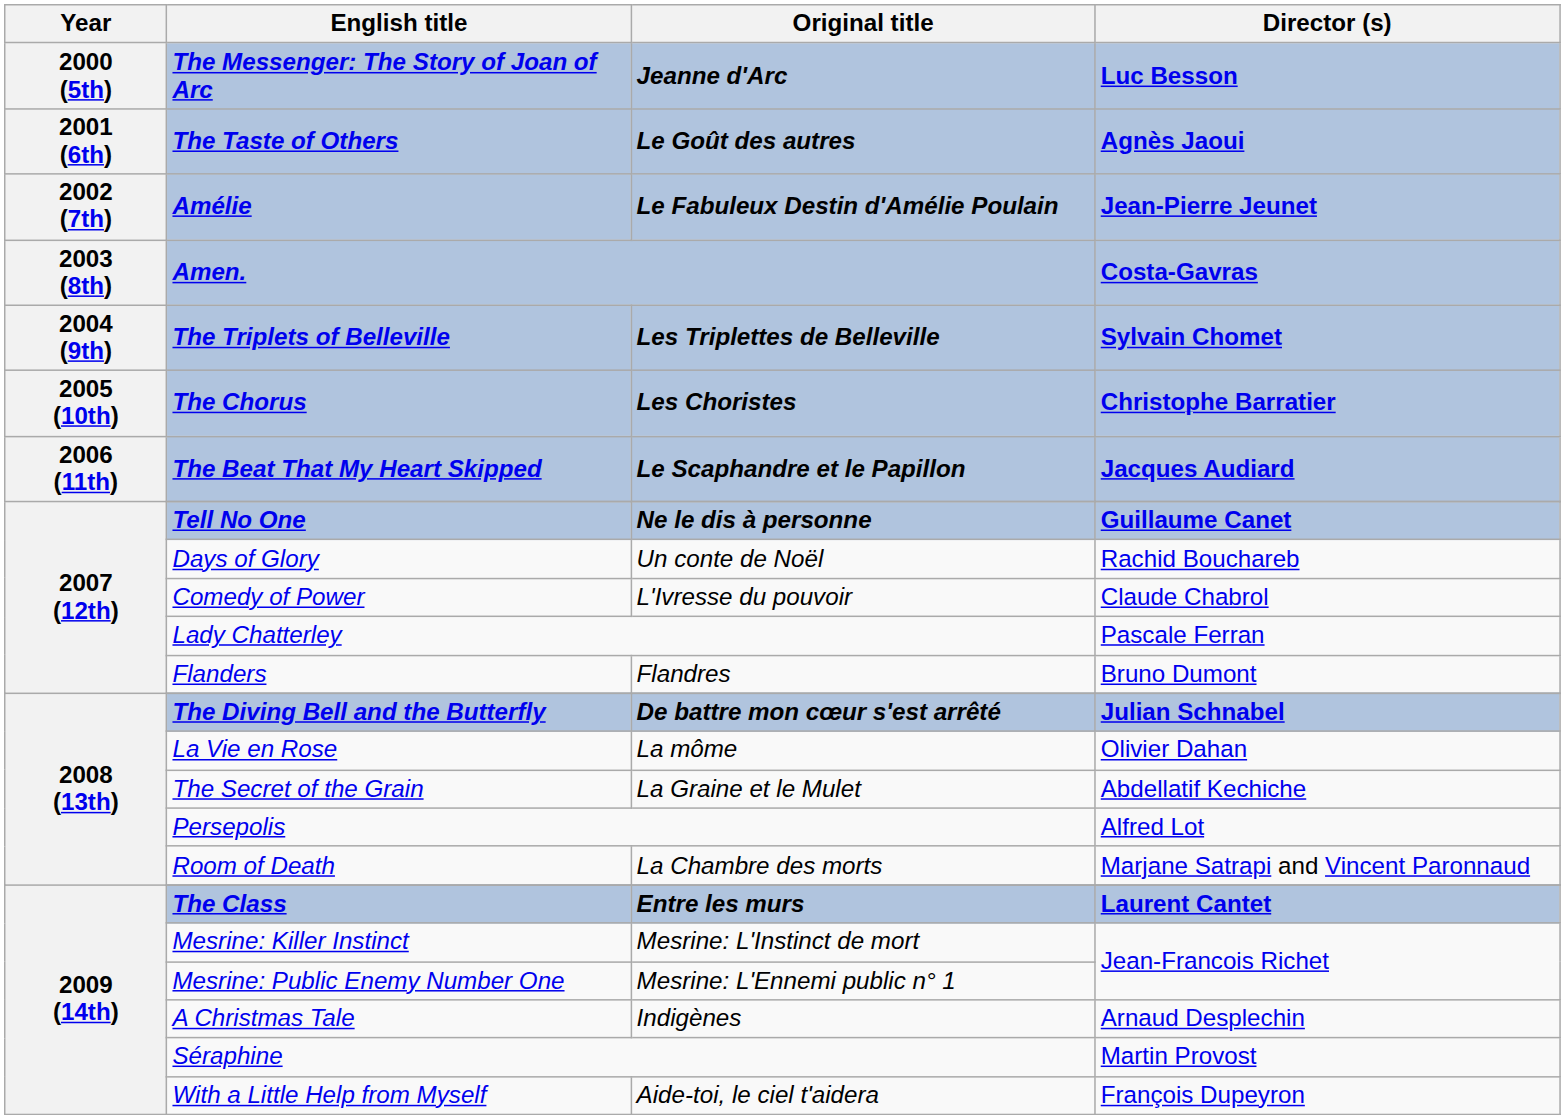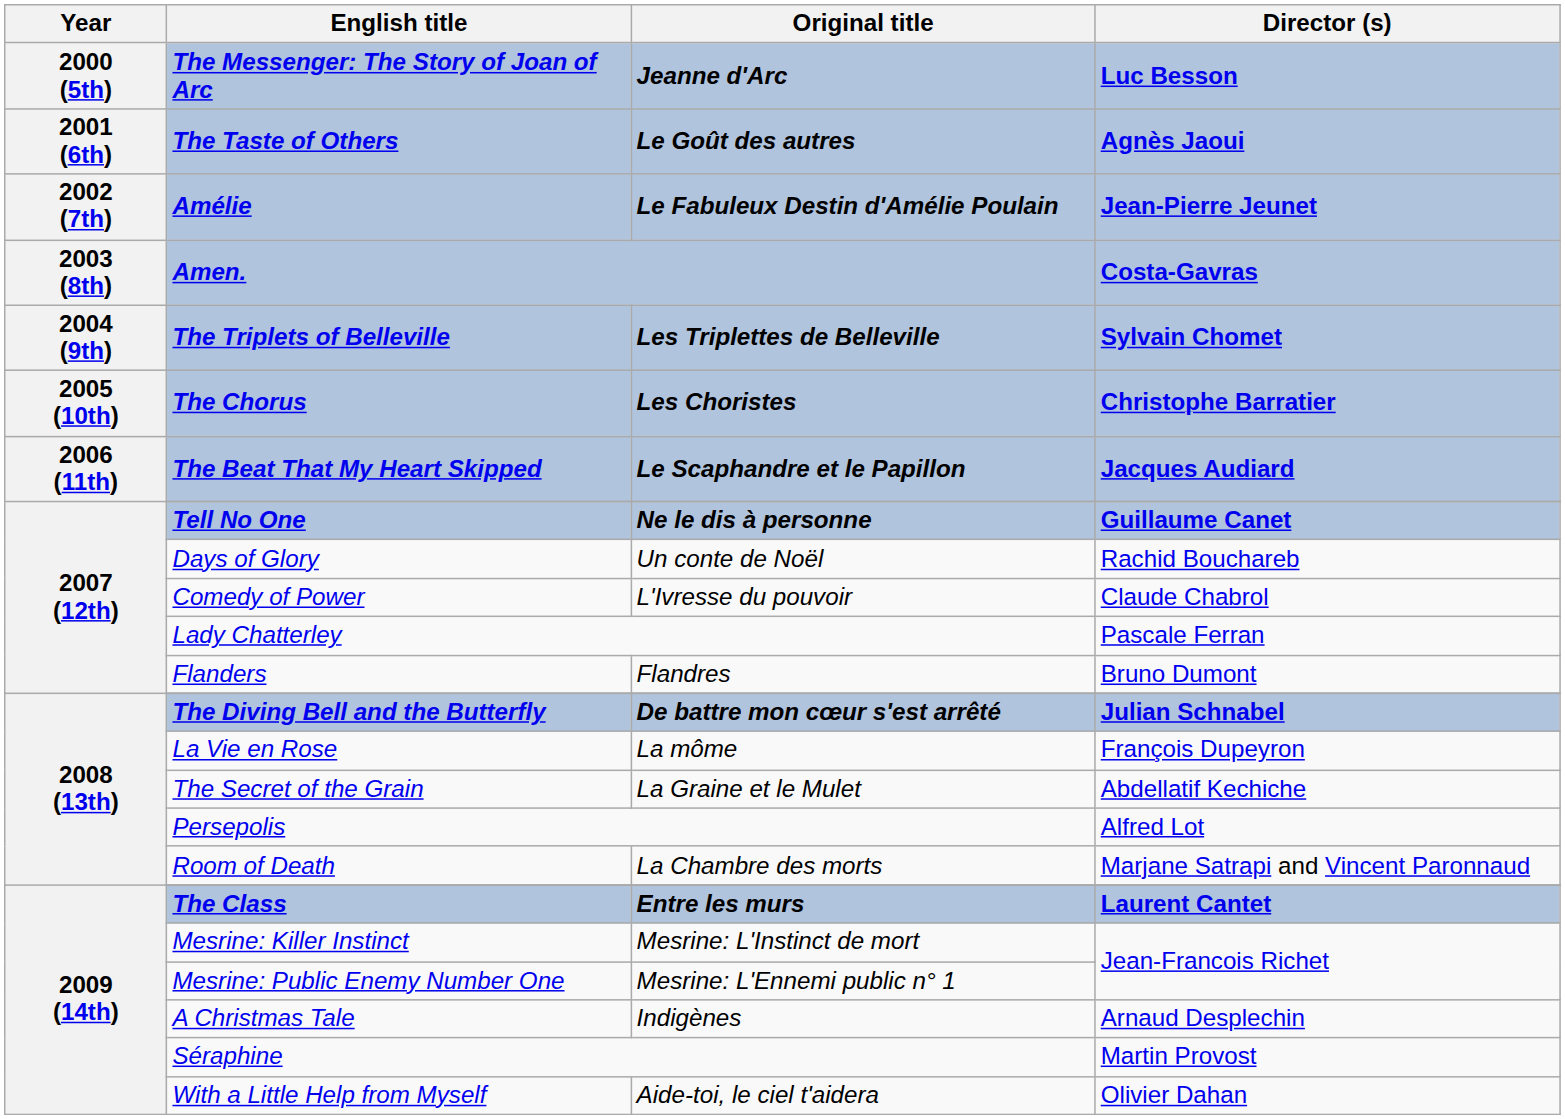(1174, 750) Olivier Dahan -> (1203, 750) François Dupeyron
(1203, 1095) François Dupeyron -> (1174, 1095) Olivier Dahan
